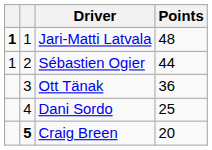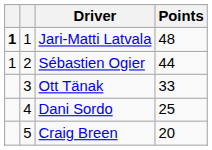(167, 86) 36 -> (167, 86) 33
(27, 133) bold -> (27, 133) normal
